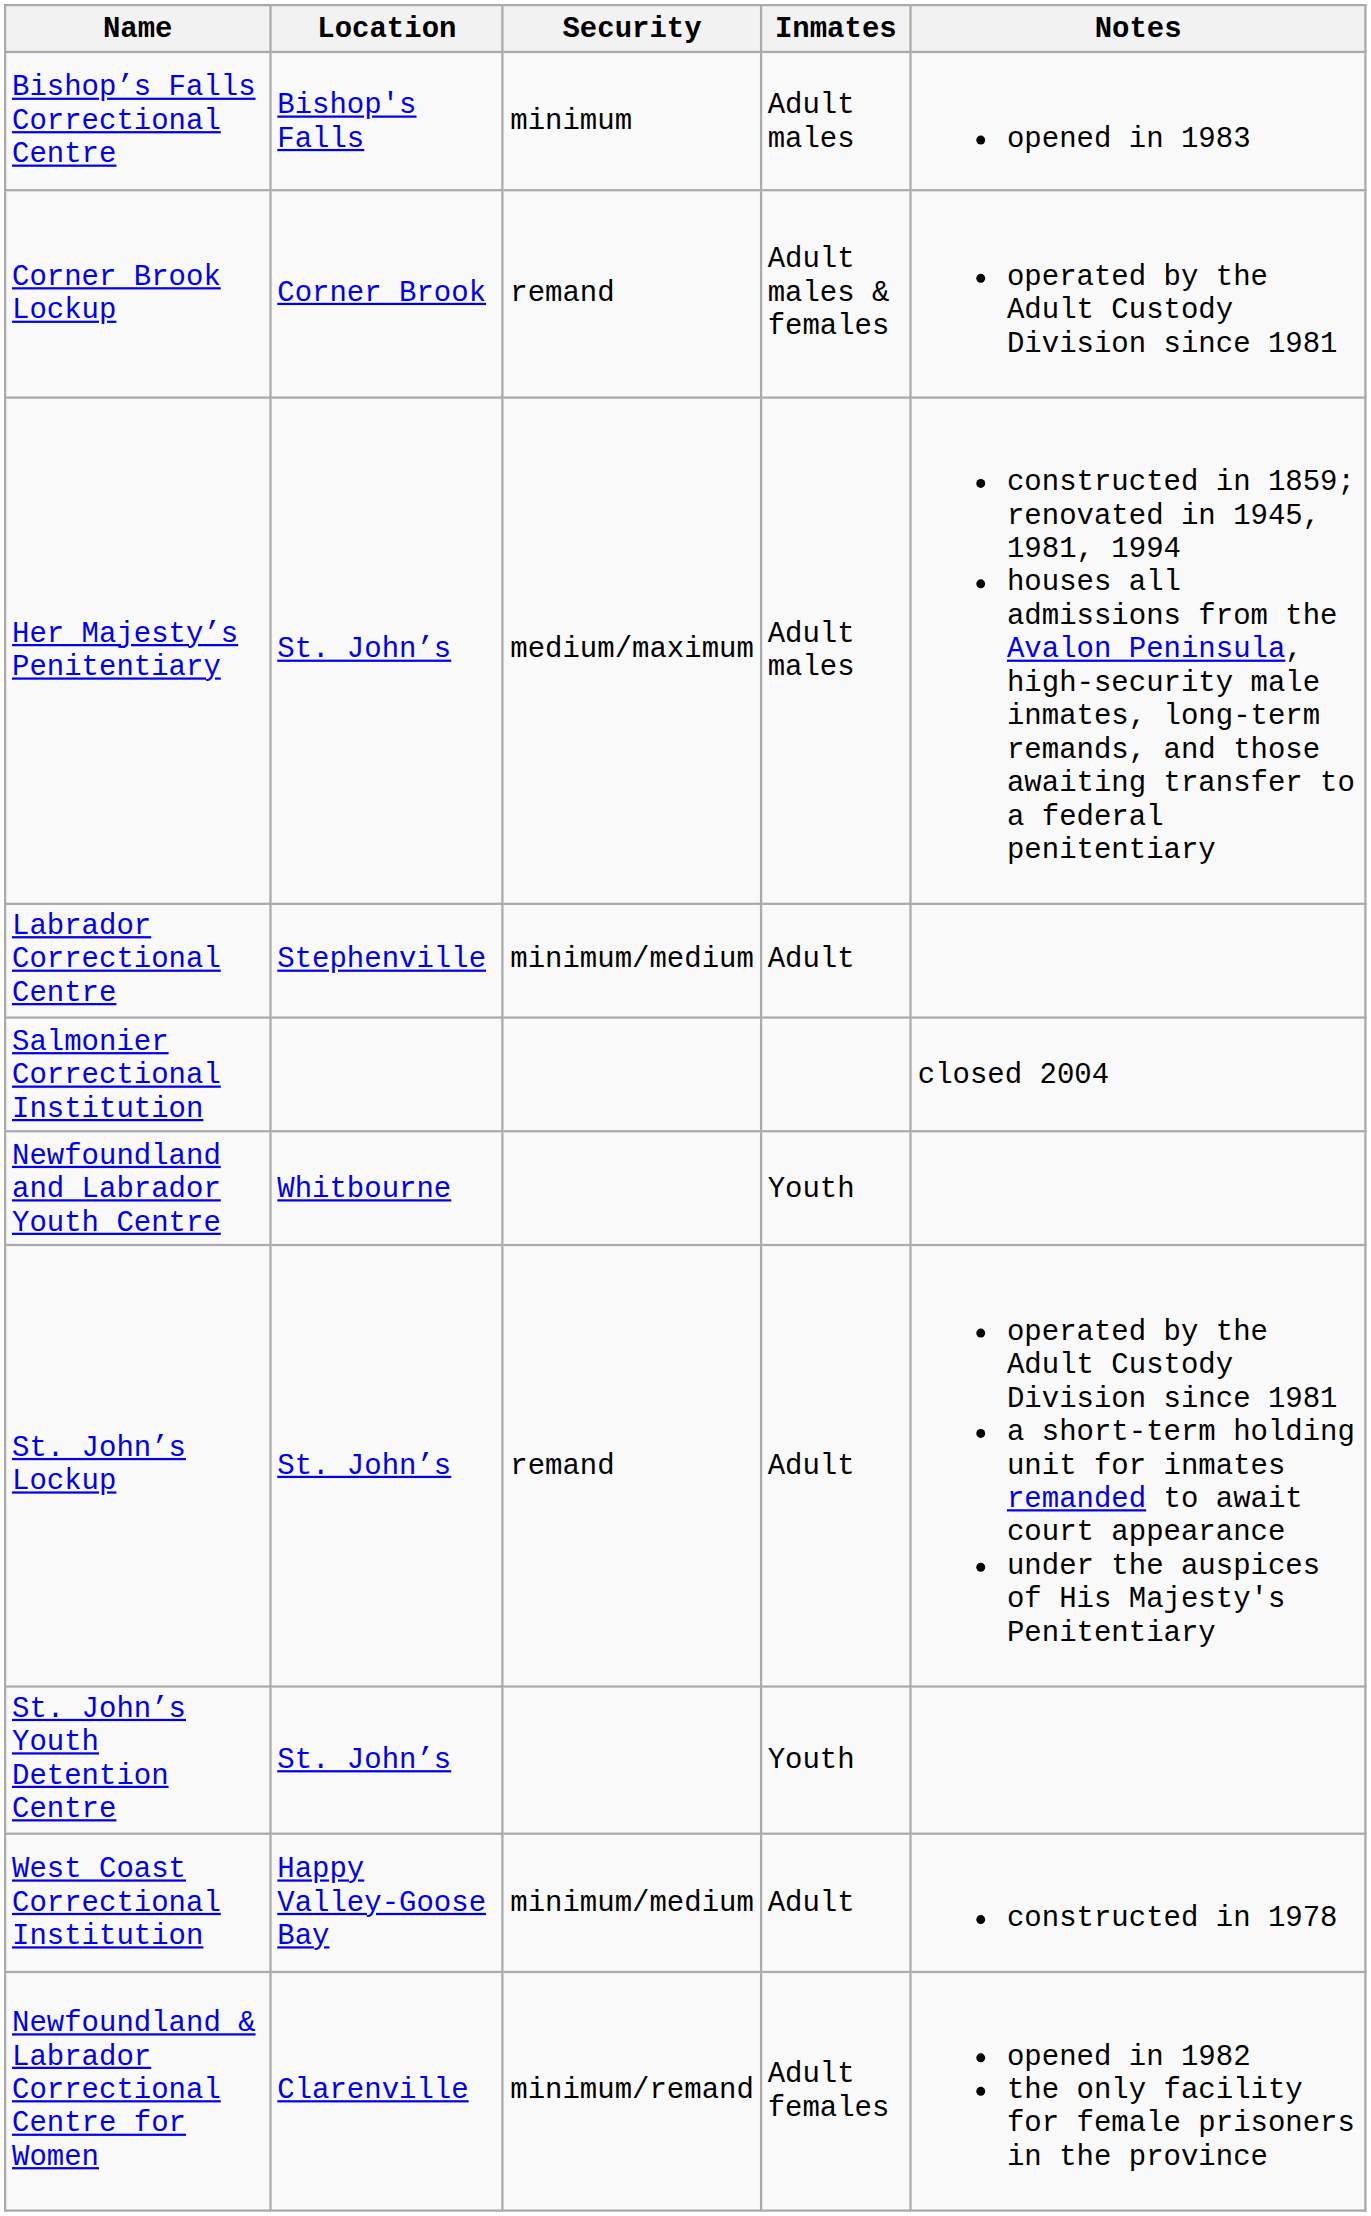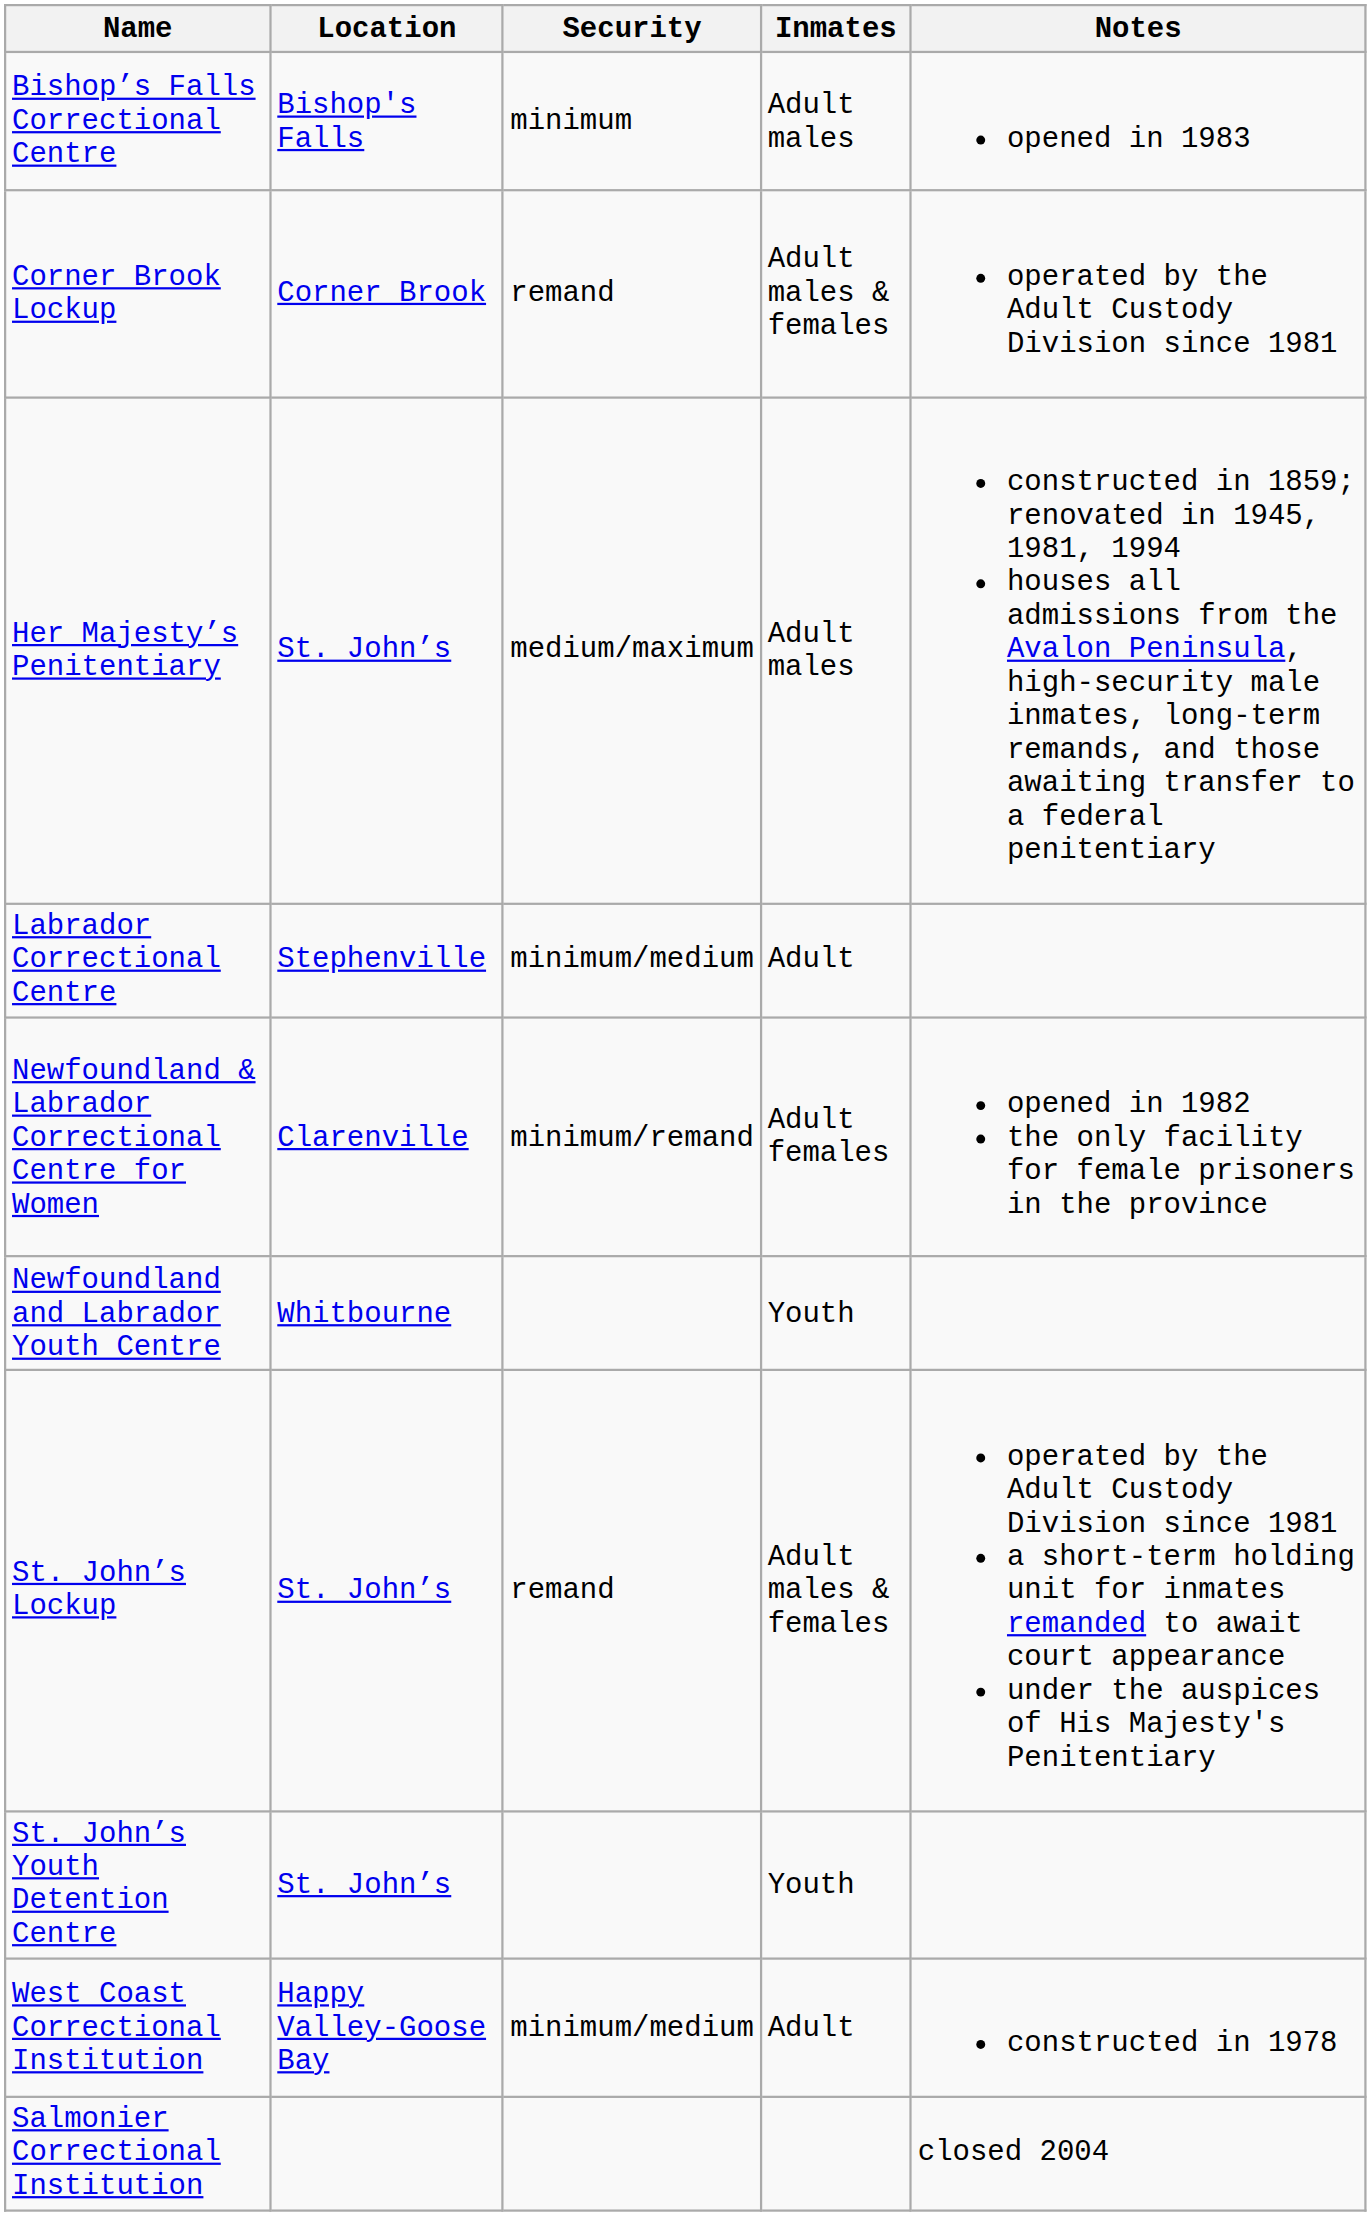rows swapped: (134, 2091) <-> (116, 1074)
(811, 1466) Adult -> (829, 1590) Adult males & females
